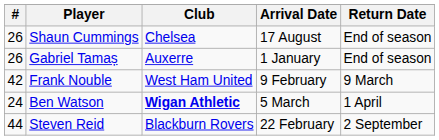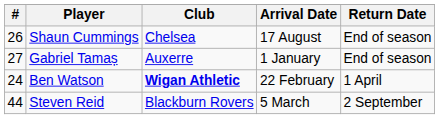(15, 59) 26 -> (15, 59) 27
- row: (71, 80)
(285, 102) 5 March -> (297, 80) 22 February
(297, 124) 22 February -> (285, 102) 5 March
